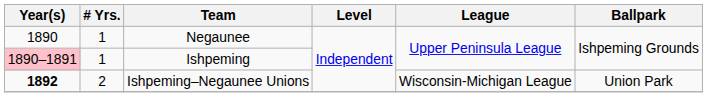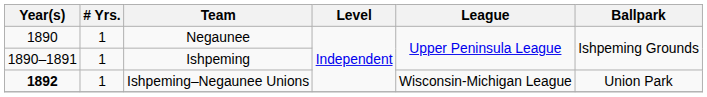(42, 59) pink background -> (42, 59) no background
(102, 81) 2 -> (102, 81) 1
